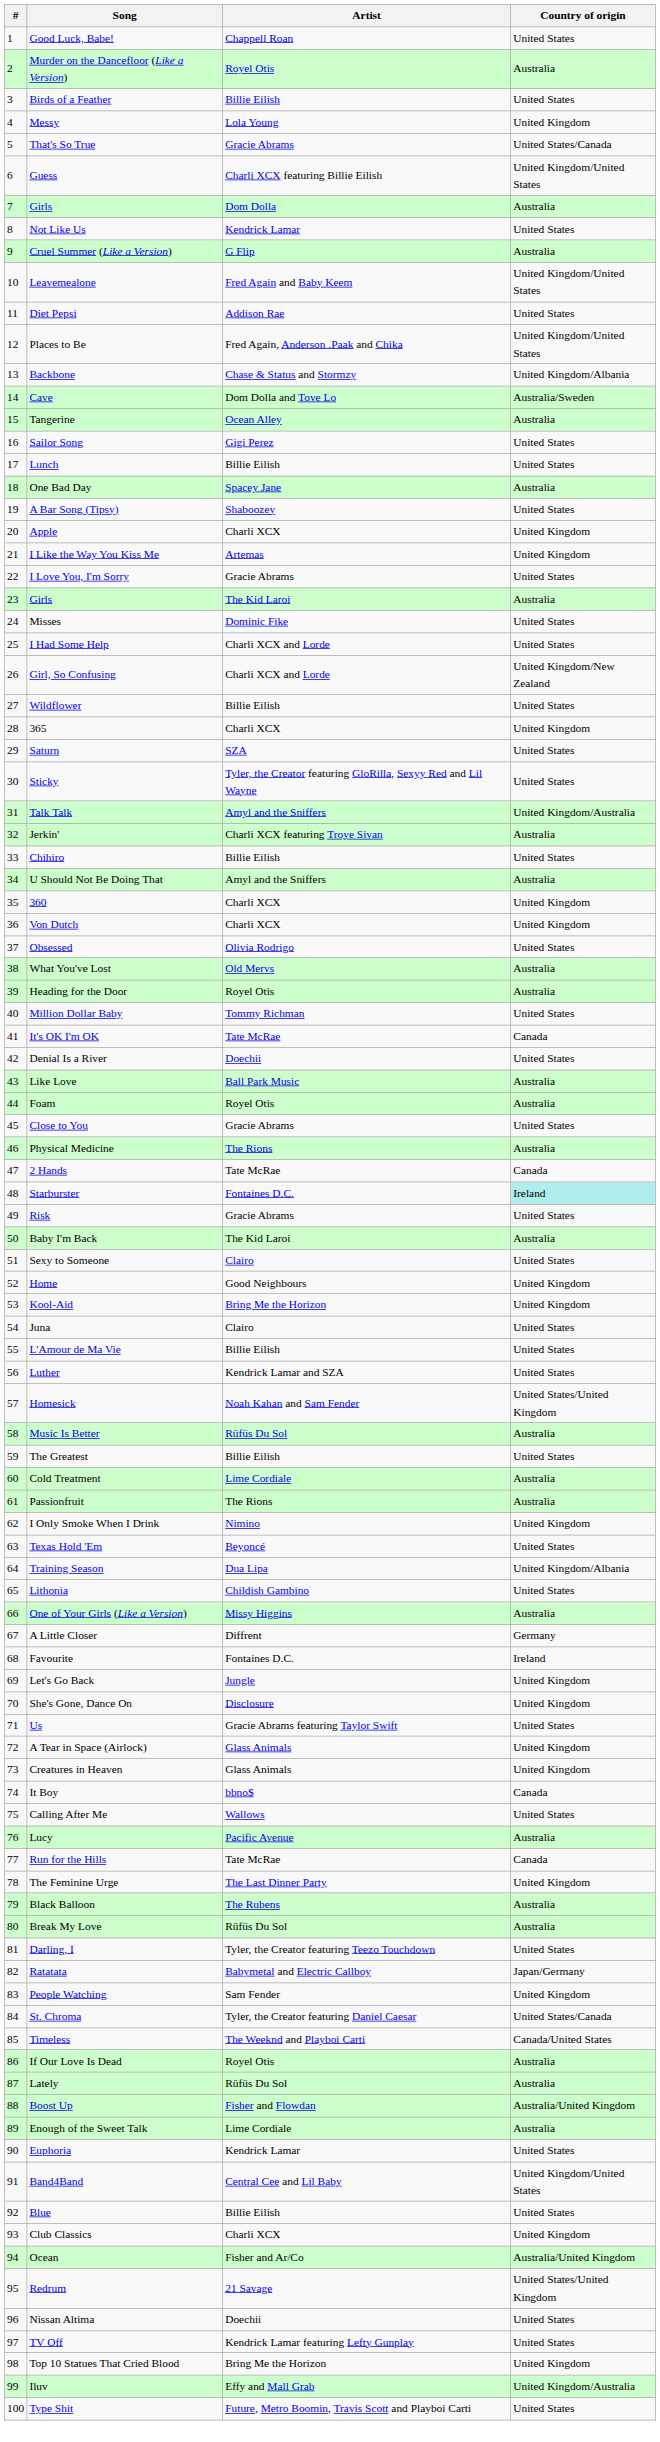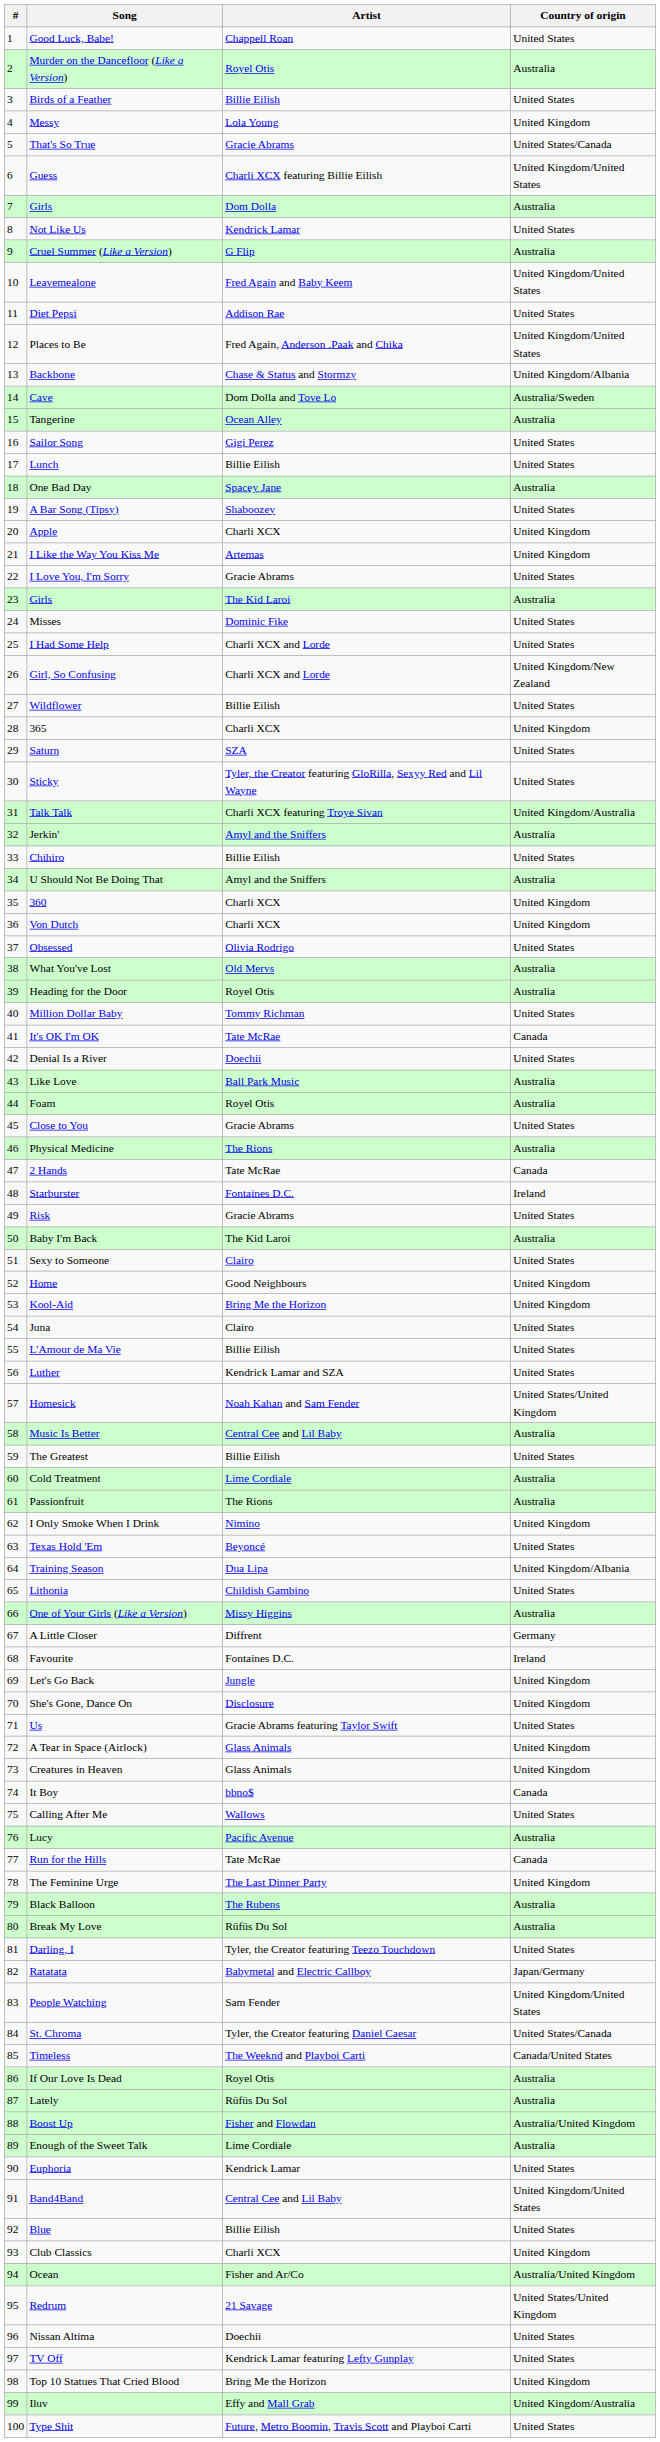(276, 812) Amyl and the Sniffers -> (304, 812) Charli XCX featuring Troye Sivan
(304, 834) Charli XCX featuring Troye Sivan -> (276, 834) Amyl and the Sniffers
(529, 1193) paleturquoise background -> (529, 1193) no background
(256, 1434) Rüfüs Du Sol -> (283, 1434) Central Cee and Lil Baby
(552, 1994) United Kingdom -> (569, 2002) United Kingdom/United States
